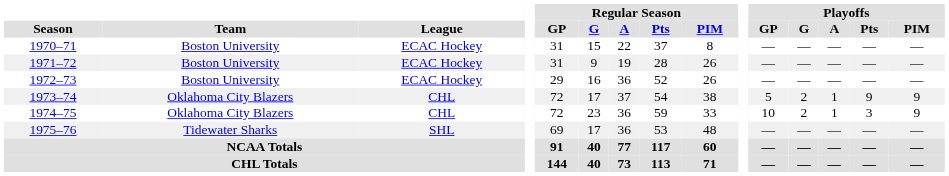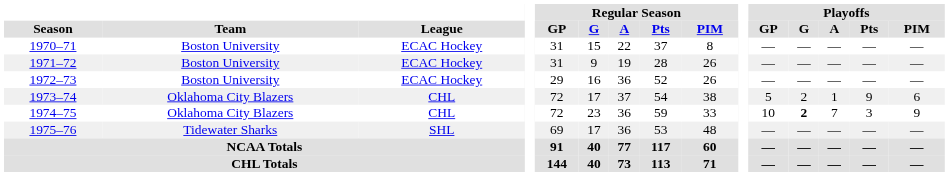(917, 96) 9 -> (917, 96) 6
(804, 113) normal -> (804, 113) bold
(834, 113) 1 -> (834, 113) 7
